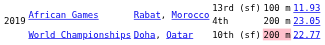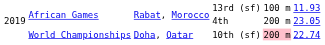(307, 34) 22.77 -> (307, 34) 22.74
